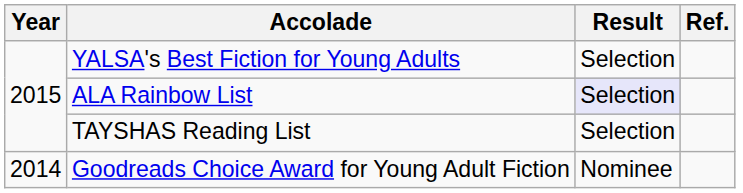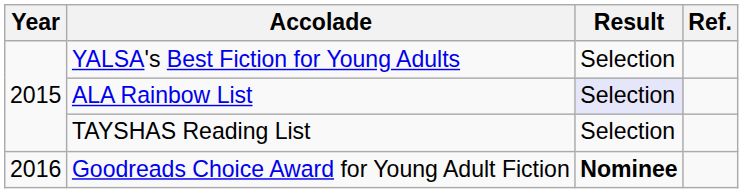(36, 168) 2014 -> (36, 168) 2016
(626, 168) normal -> (629, 168) bold
